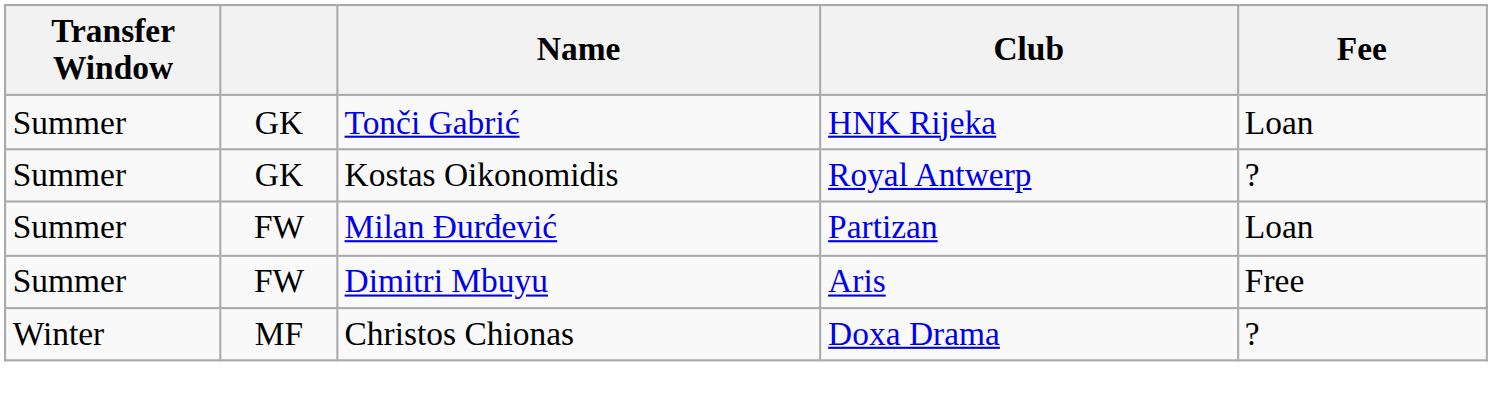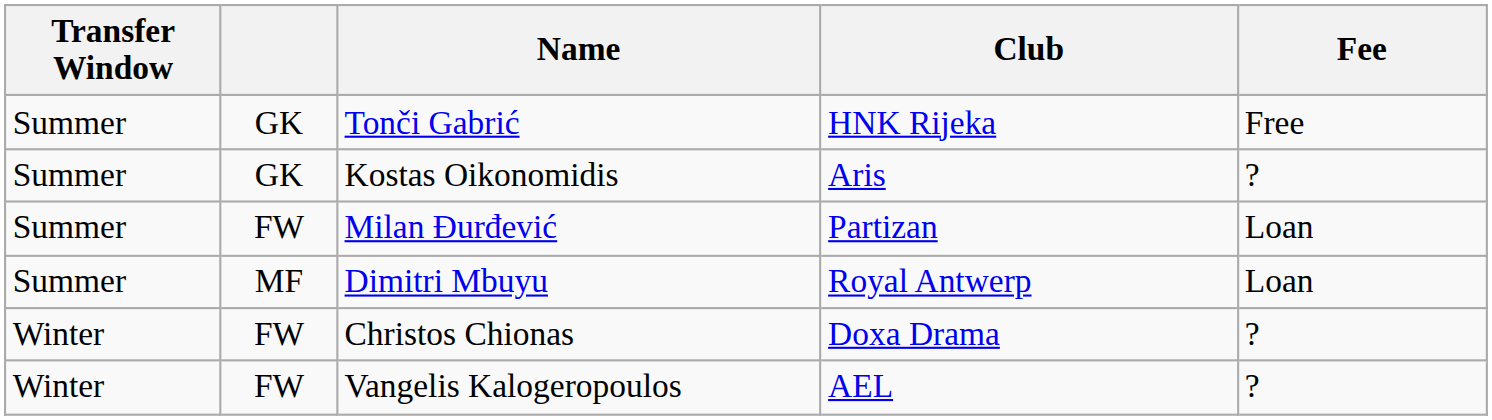(1279, 121) Loan -> (1275, 121) Free
(930, 174) Royal Antwerp -> (857, 174) Aris
(279, 280) FW -> (279, 280) MF
(857, 280) Aris -> (930, 280) Royal Antwerp
(1275, 280) Free -> (1279, 280) Loan
(279, 333) MF -> (279, 333) FW
+ row: (513, 386)
